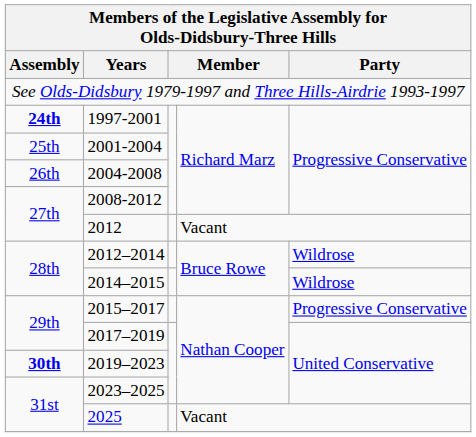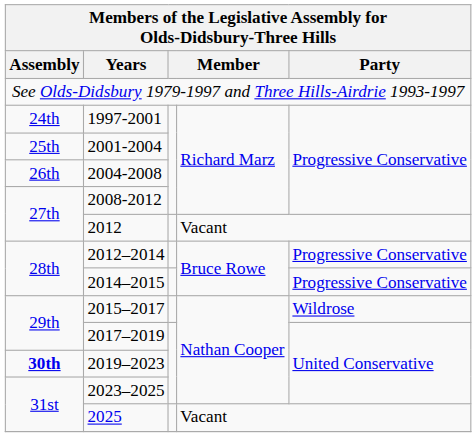(44, 118) bold -> (44, 118) normal
(323, 254) Wildrose -> (380, 254) Progressive Conservative
(323, 281) Wildrose -> (380, 281) Progressive Conservative
(380, 308) Progressive Conservative -> (323, 308) Wildrose
